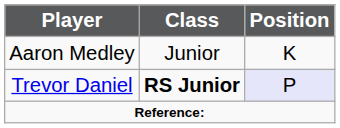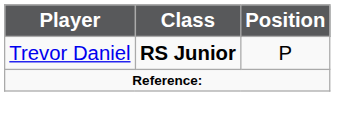- row: (72, 52)
(289, 85) lavender background -> (285, 52) no background
